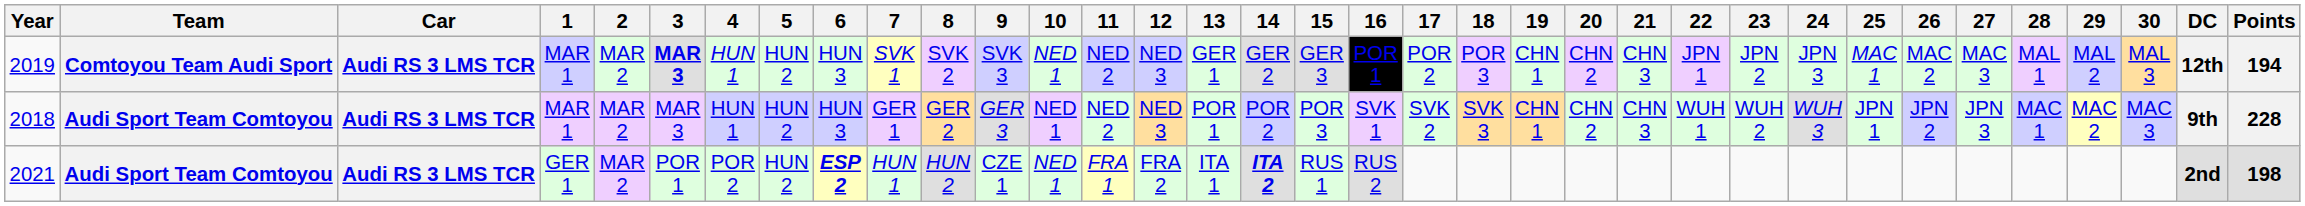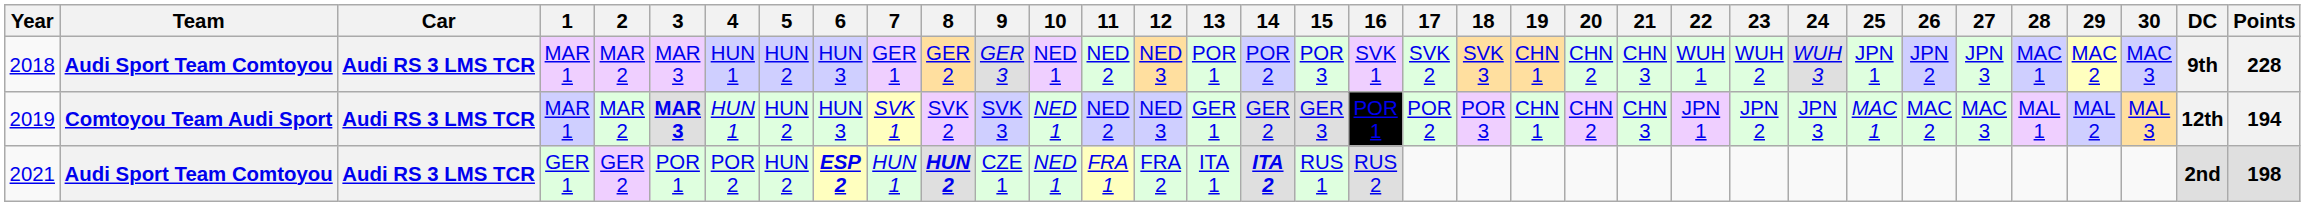rows swapped: (32, 118) <-> (32, 64)
(622, 173) MAR 2 -> (622, 173) GER 2
(948, 173) normal -> (948, 173) bold
